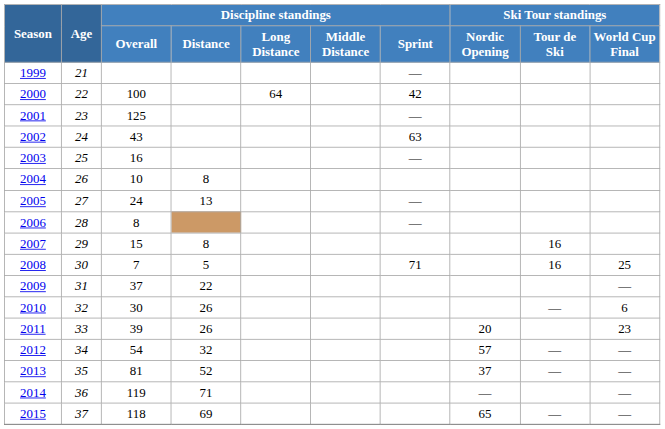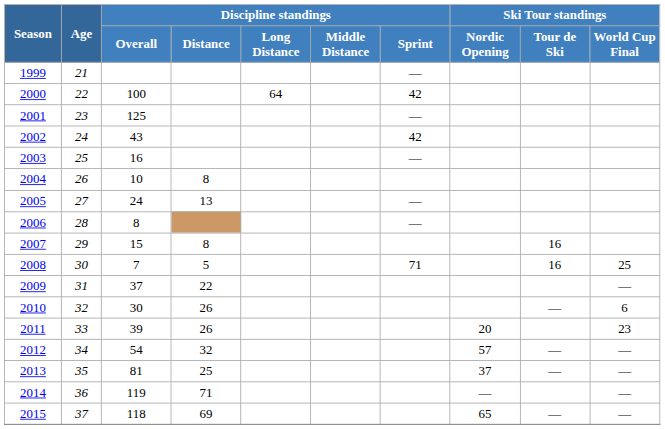(415, 137) 63 -> (415, 137) 42
(206, 371) 52 -> (206, 371) 25
